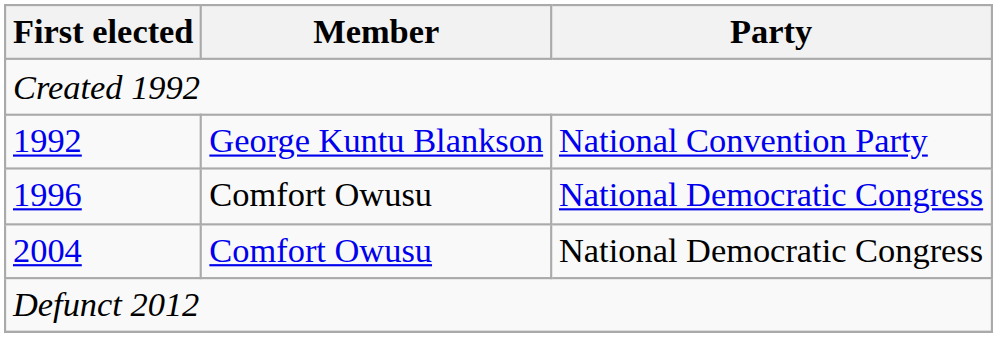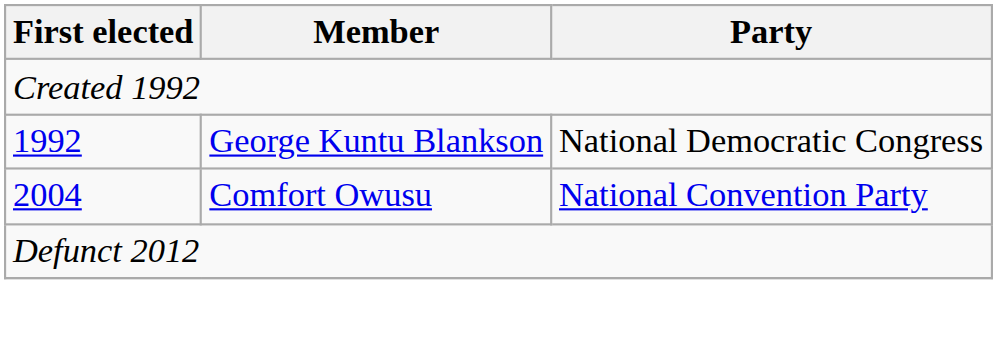(743, 140) National Convention Party -> (771, 140) National Democratic Congress
- row: (47, 195)
(771, 250) National Democratic Congress -> (743, 195) National Convention Party
